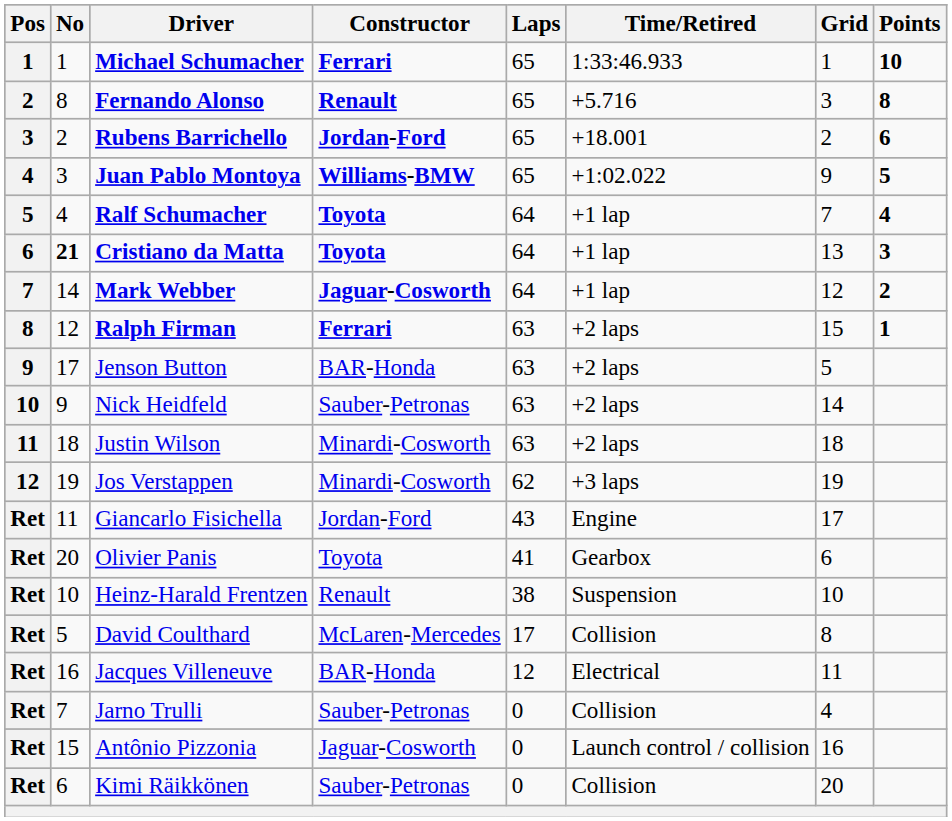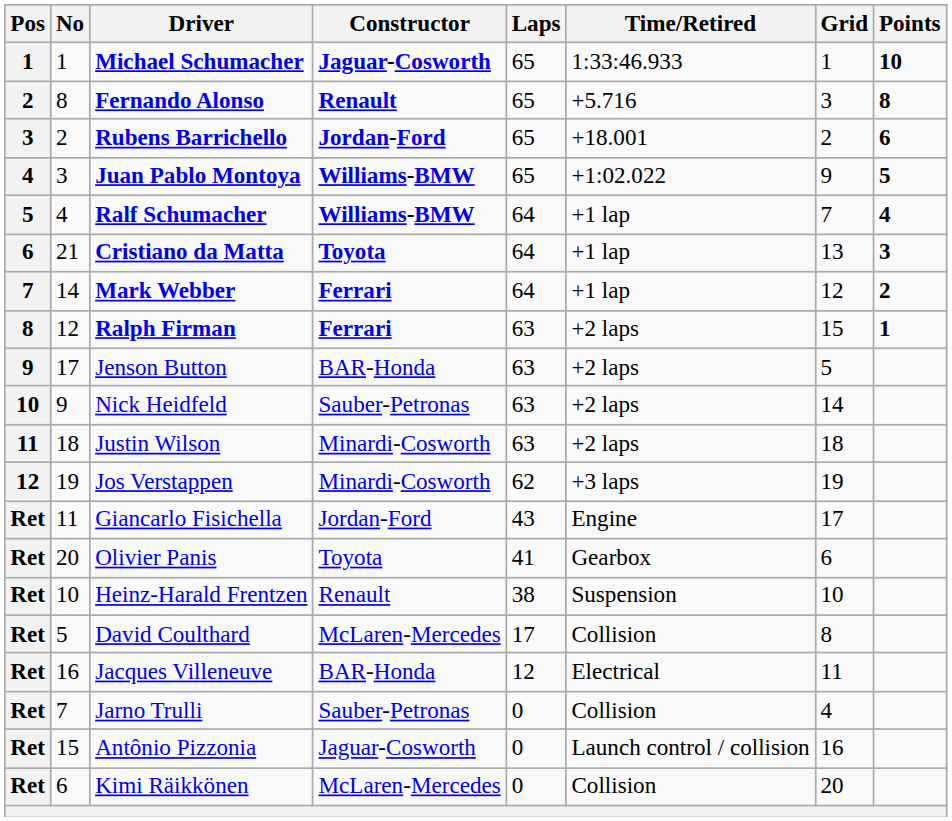(355, 61) Ferrari -> (405, 61) Jaguar-Cosworth
(352, 213) Toyota -> (397, 213) Williams-BMW
(67, 252) bold -> (67, 252) normal
(405, 290) Jaguar-Cosworth -> (355, 290) Ferrari
(394, 786) Sauber-Petronas -> (410, 786) McLaren-Mercedes
